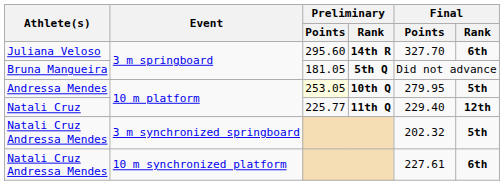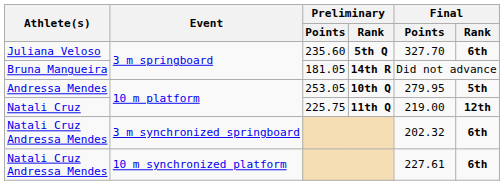(325, 51) 295.60 -> (325, 51) 235.60
(371, 51) 14th R -> (371, 51) 5th Q
(371, 70) 5th Q -> (371, 70) 14th R
(325, 88) lightyellow background -> (325, 88) no background
(325, 107) 225.77 -> (325, 107) 225.75
(425, 107) 229.40 -> (425, 107) 219.00
(477, 132) 5th -> (477, 132) 6th
